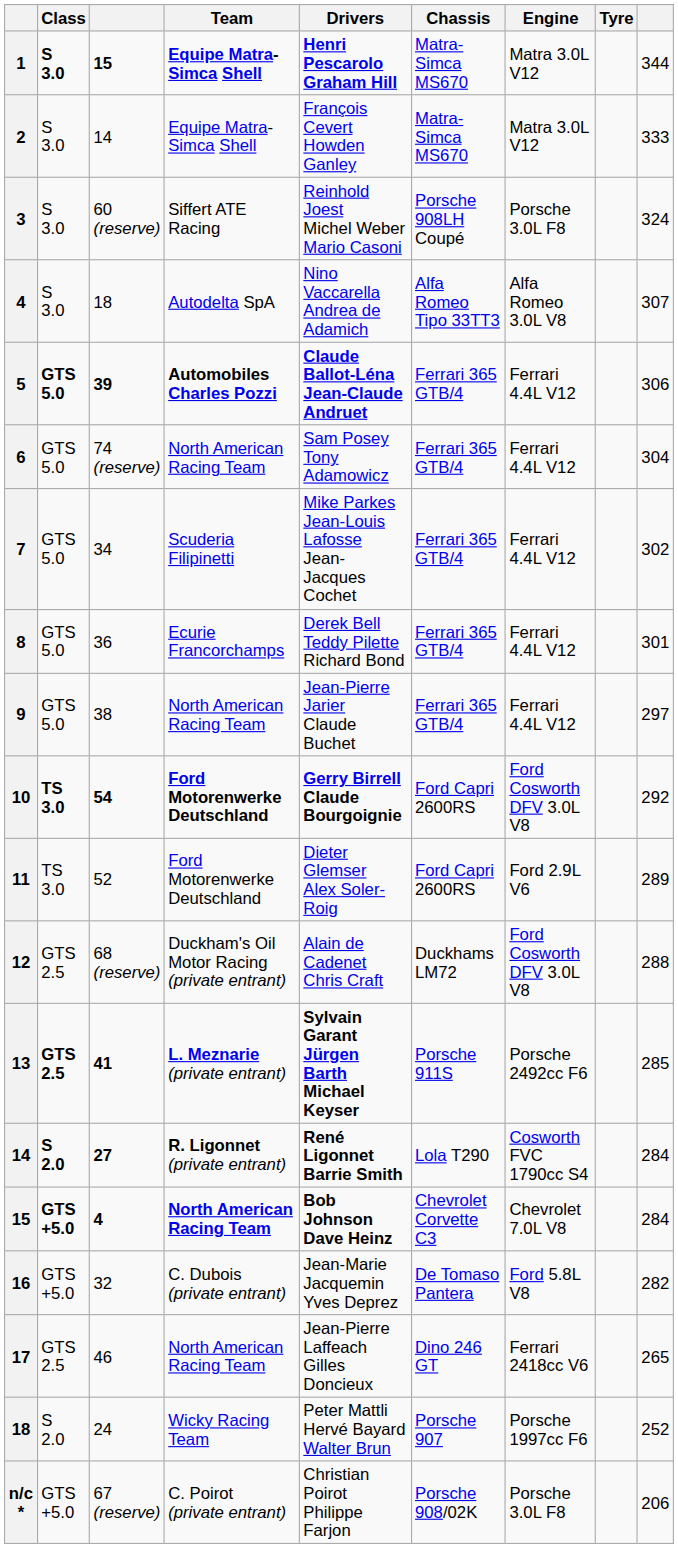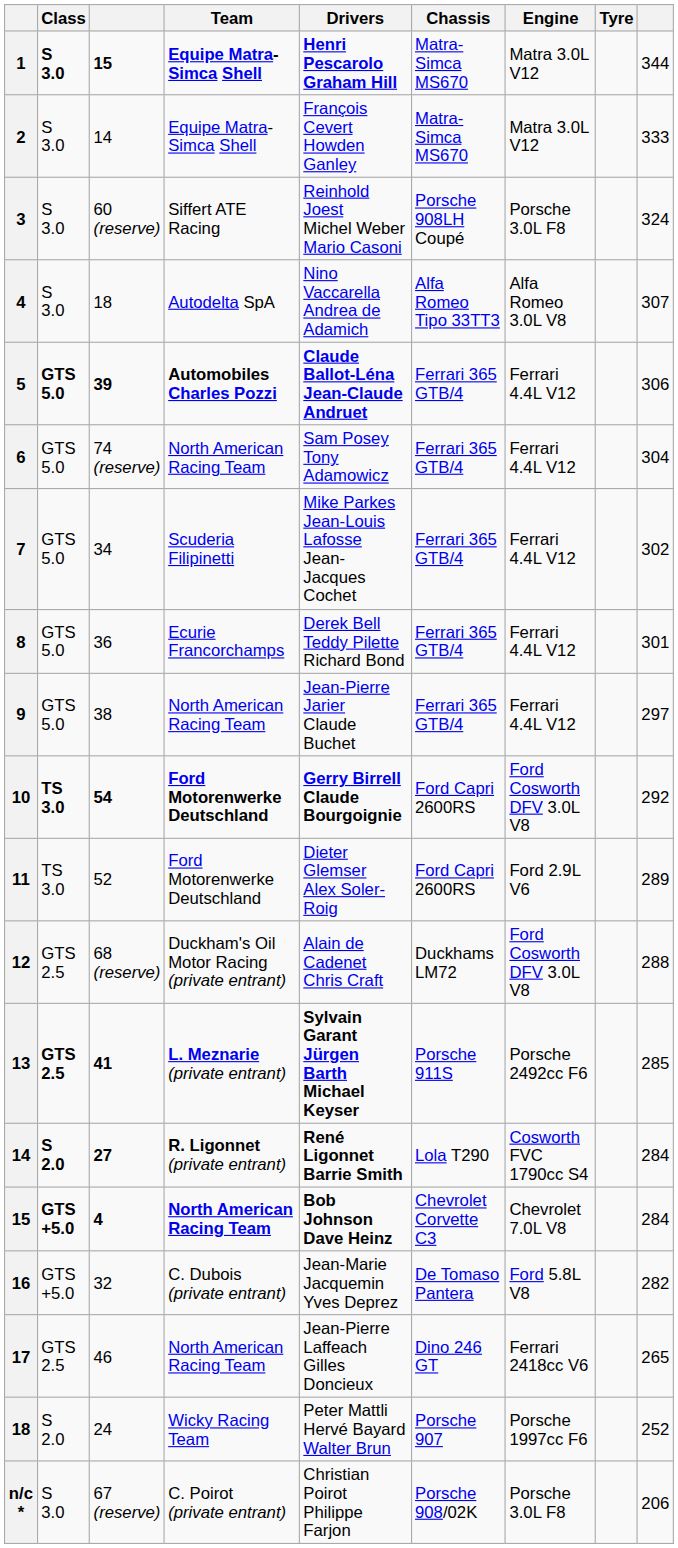(58, 1503) GTS +5.0 -> (53, 1503) S 3.0
